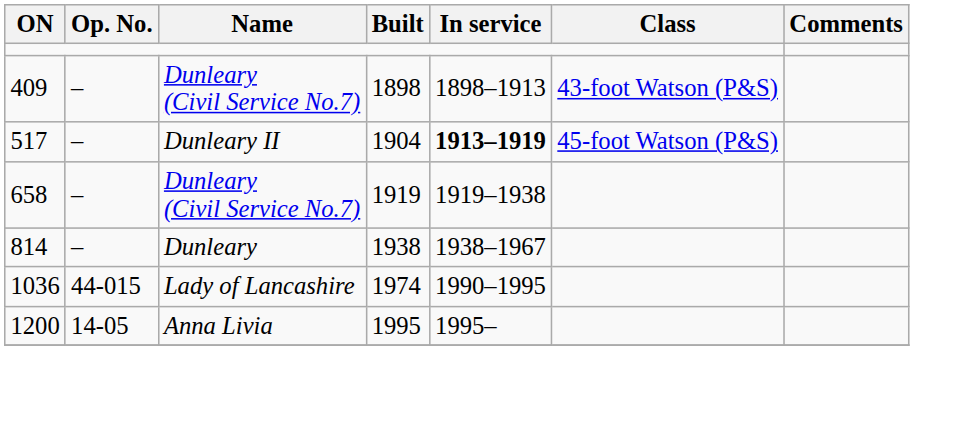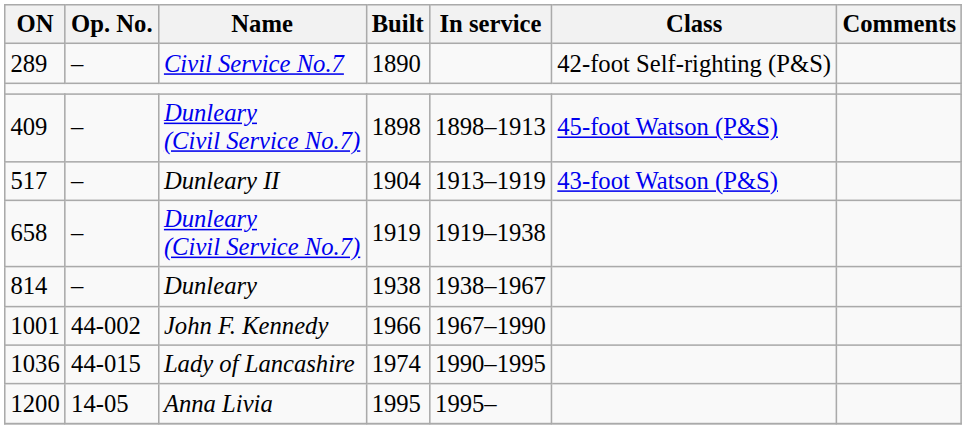+ row: (29, 63)
(668, 88) 43-foot Watson (P&S) -> (668, 127) 45-foot Watson (P&S)
(490, 141) bold -> (490, 180) normal
(668, 141) 45-foot Watson (P&S) -> (668, 180) 43-foot Watson (P&S)
+ row: (35, 325)
